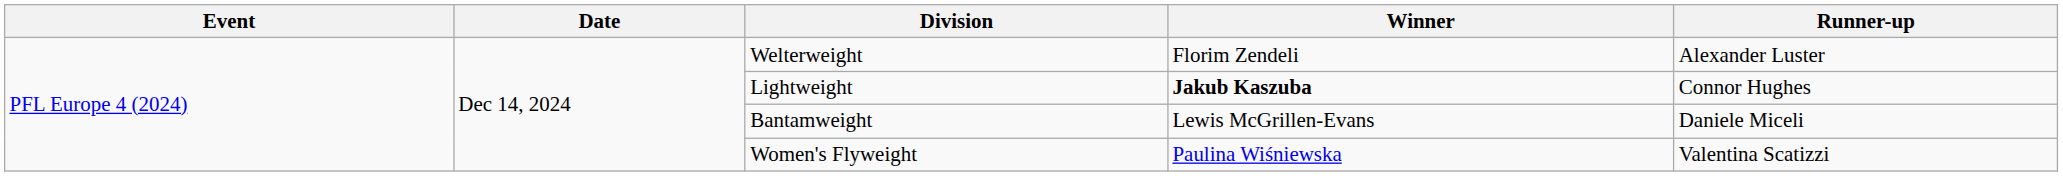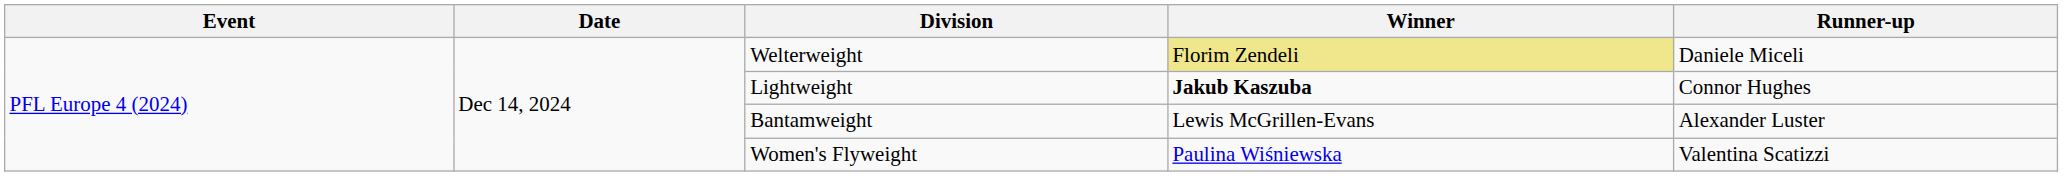(1236, 54) no background -> (1236, 54) khaki background
(1752, 54) Alexander Luster -> (1741, 54) Daniele Miceli
(1741, 120) Daniele Miceli -> (1752, 120) Alexander Luster
